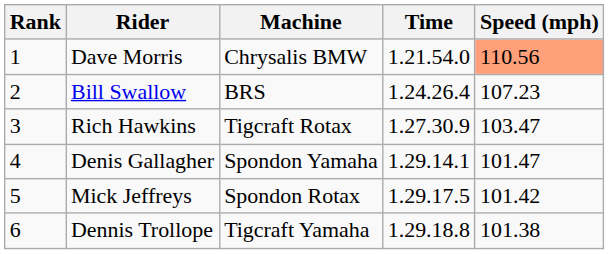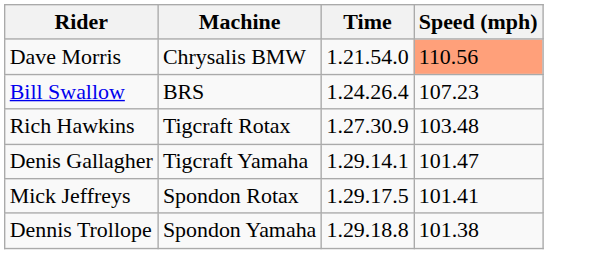- column: (35, 21)
(510, 126) 103.47 -> (449, 126) 103.48
(301, 160) Spondon Yamaha -> (236, 160) Tigcraft Yamaha
(510, 195) 101.42 -> (449, 195) 101.41
(297, 230) Tigcraft Yamaha -> (240, 230) Spondon Yamaha
